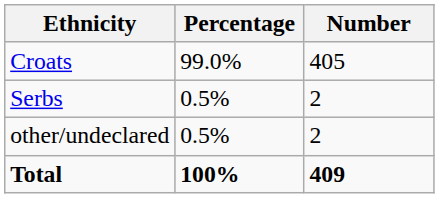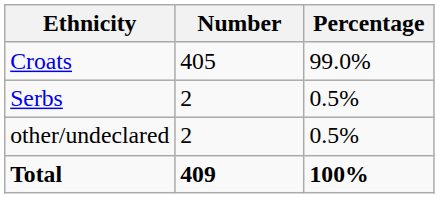columns swapped: (369, 23) <-> (239, 23)
